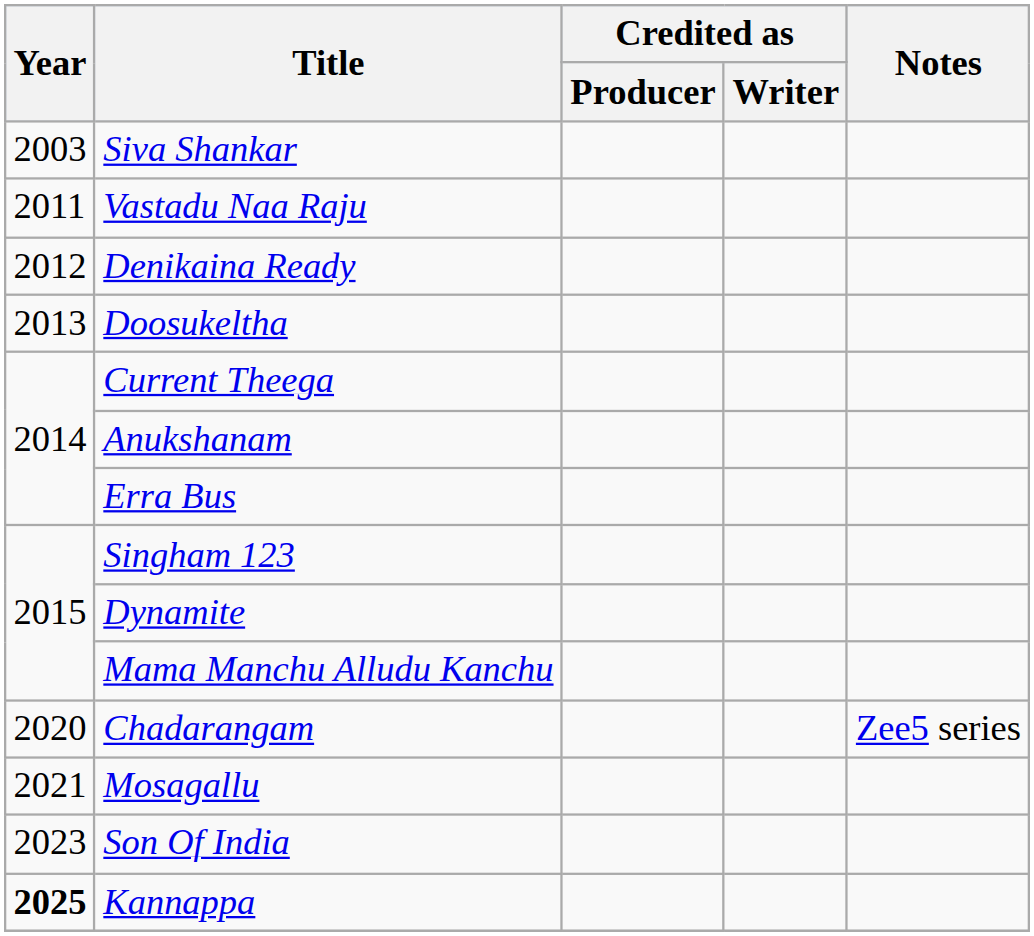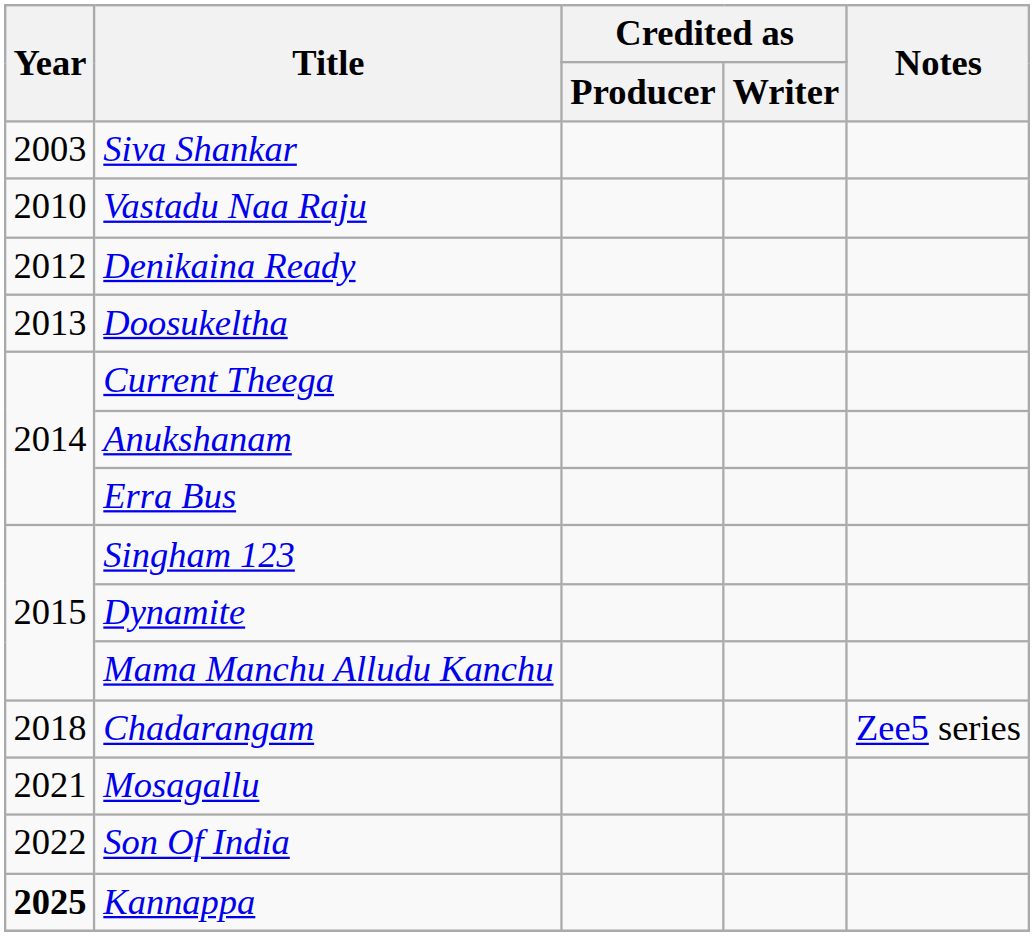(49, 206) 2011 -> (50, 206) 2010
(50, 727) 2020 -> (50, 727) 2018
(50, 843) 2023 -> (50, 843) 2022
